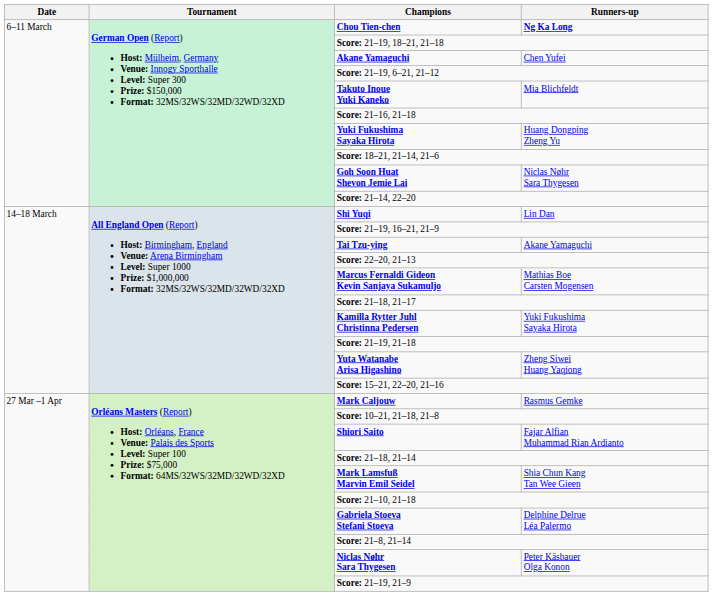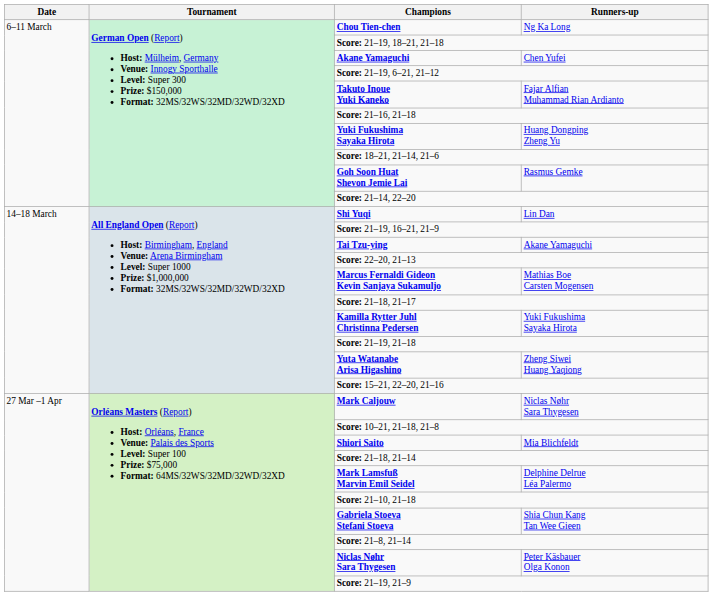(548, 27) bold -> (547, 27) normal
(551, 88) Mia Blichfeldt -> (574, 94) Fajar Alfian Muhammad Rian Ardianto
(551, 177) Niclas Nøhr Sara Thygesen -> (553, 172) Rasmus Gemke
(553, 401) Rasmus Gemke -> (551, 406) Niclas Nøhr Sara Thygesen
(574, 437) Fajar Alfian Muhammad Rian Ardianto -> (551, 442) Mia Blichfeldt
(555, 479) Shia Chun Kang Tan Wee Gieen -> (555, 479) Delphine Delrue Léa Palermo
(555, 520) Delphine Delrue Léa Palermo -> (555, 520) Shia Chun Kang Tan Wee Gieen
